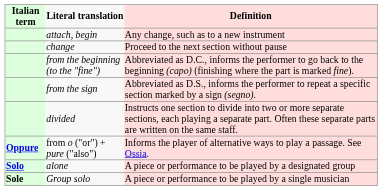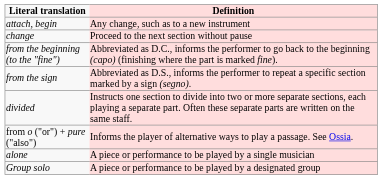- column: (26, 16)
(240, 166) A piece or performance to be played by a designated group -> (202, 155) A piece or performance to be played by a single musician
(237, 179) A piece or performance to be played by a single musician -> (205, 168) A piece or performance to be played by a designated group
